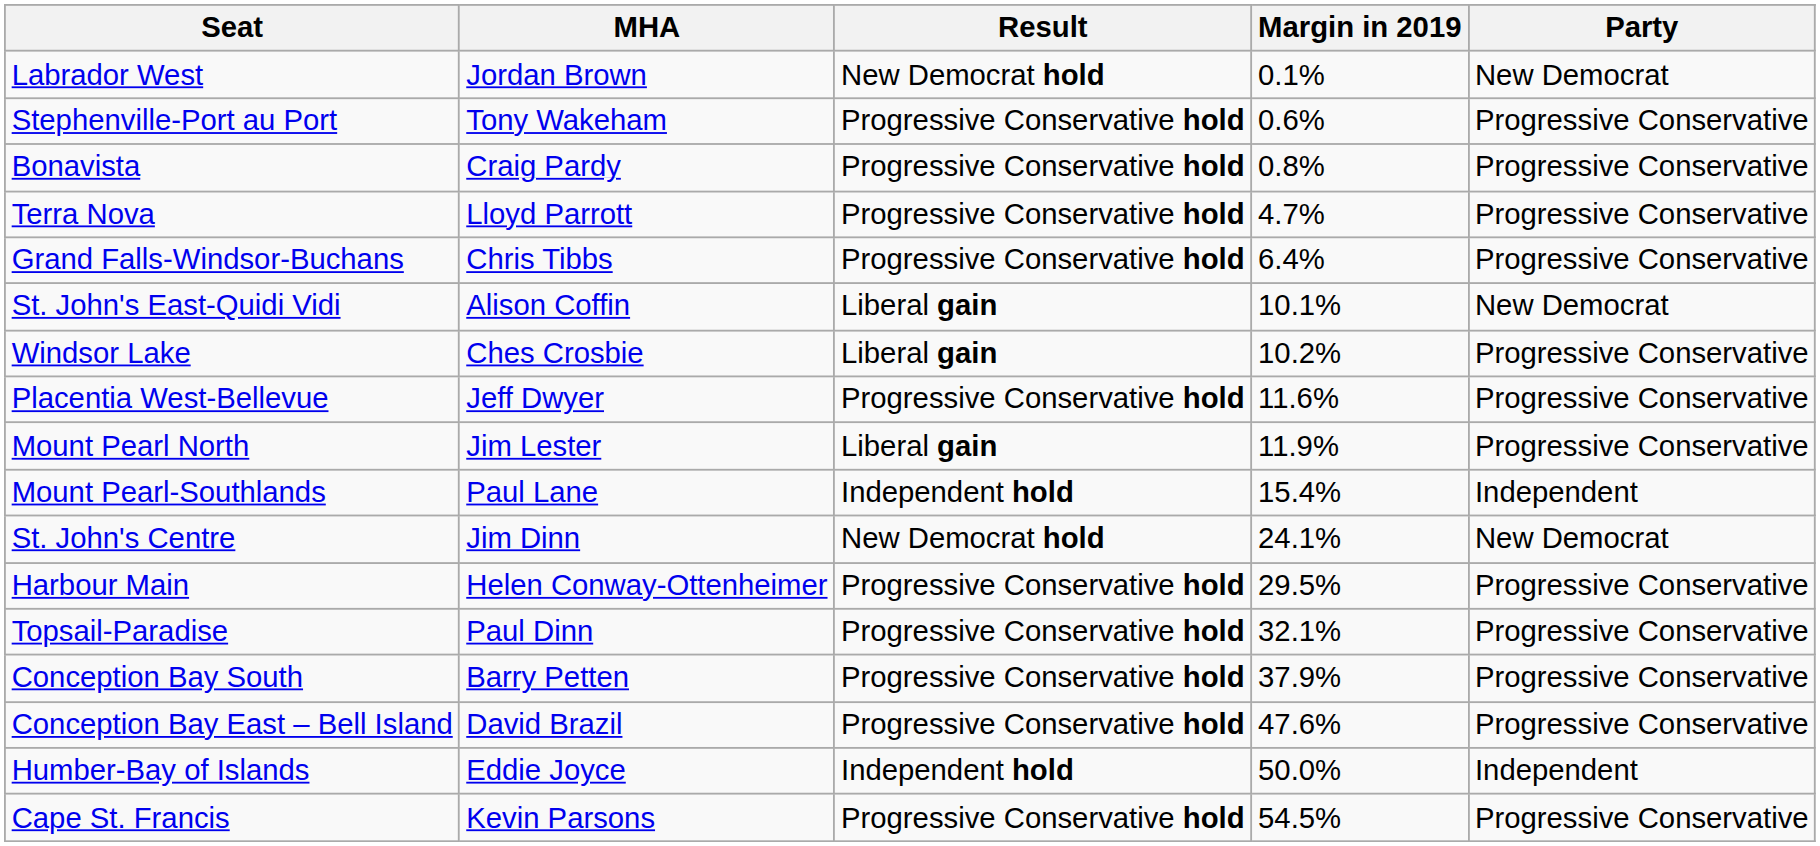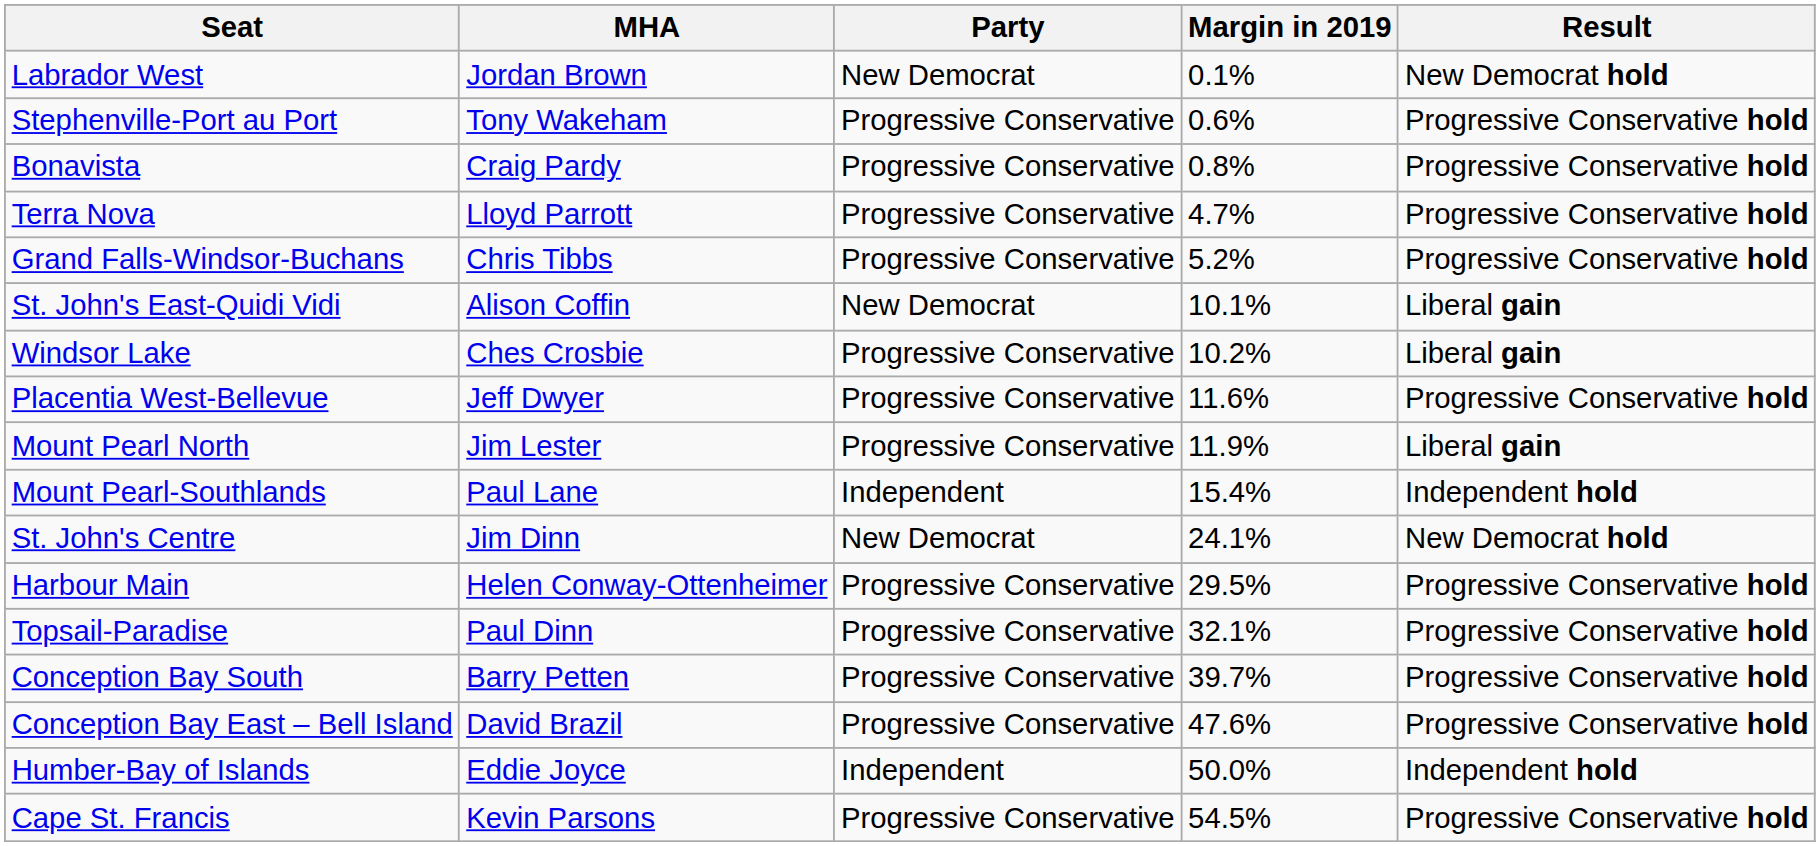columns swapped: (1642, 27) <-> (1043, 27)
(1291, 259) 6.4% -> (1221, 259) 5.2%
(1300, 677) 37.9% -> (1230, 677) 39.7%
